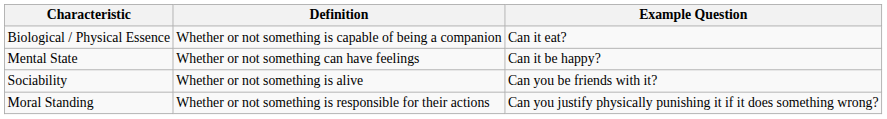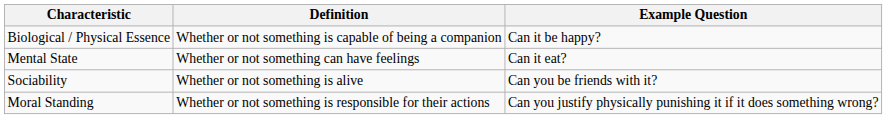(537, 37) Can it eat? -> (554, 37) Can it be happy?
(554, 59) Can it be happy? -> (537, 59) Can it eat?
